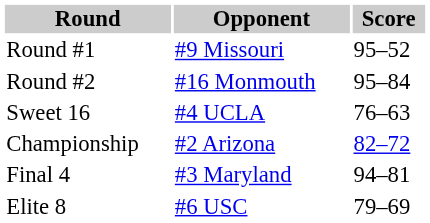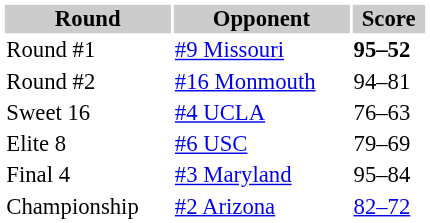(382, 50) normal -> (382, 50) bold
(382, 81) 95–84 -> (382, 81) 94–81
rows swapped: (36, 206) <-> (73, 143)
(382, 175) 94–81 -> (382, 175) 95–84
